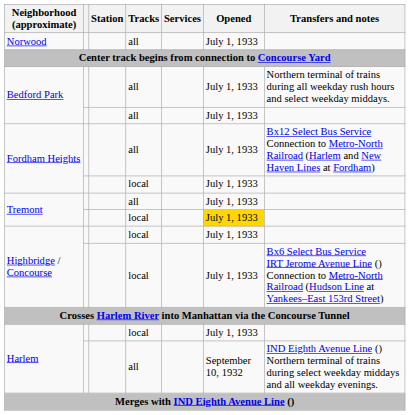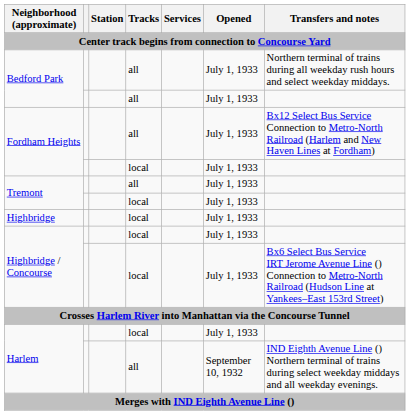- row: (27, 41)
(232, 218) gold background -> (232, 201) no background
+ row: (31, 218)
